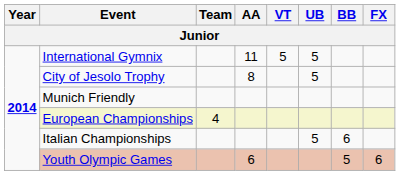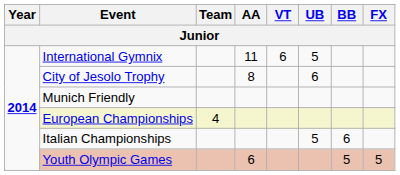(283, 56) 5 -> (283, 56) 6
(315, 77) 5 -> (315, 77) 6
(379, 160) 6 -> (379, 160) 5
